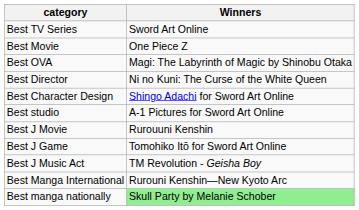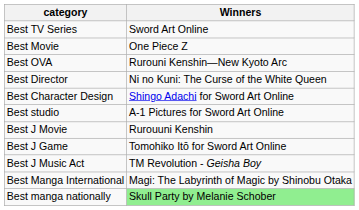(240, 63) Magi: The Labyrinth of Magic by Shinobu Otaka -> (208, 63) Rurouni Kenshin—New Kyoto Arc
(208, 180) Rurouni Kenshin—New Kyoto Arc -> (240, 180) Magi: The Labyrinth of Magic by Shinobu Otaka
